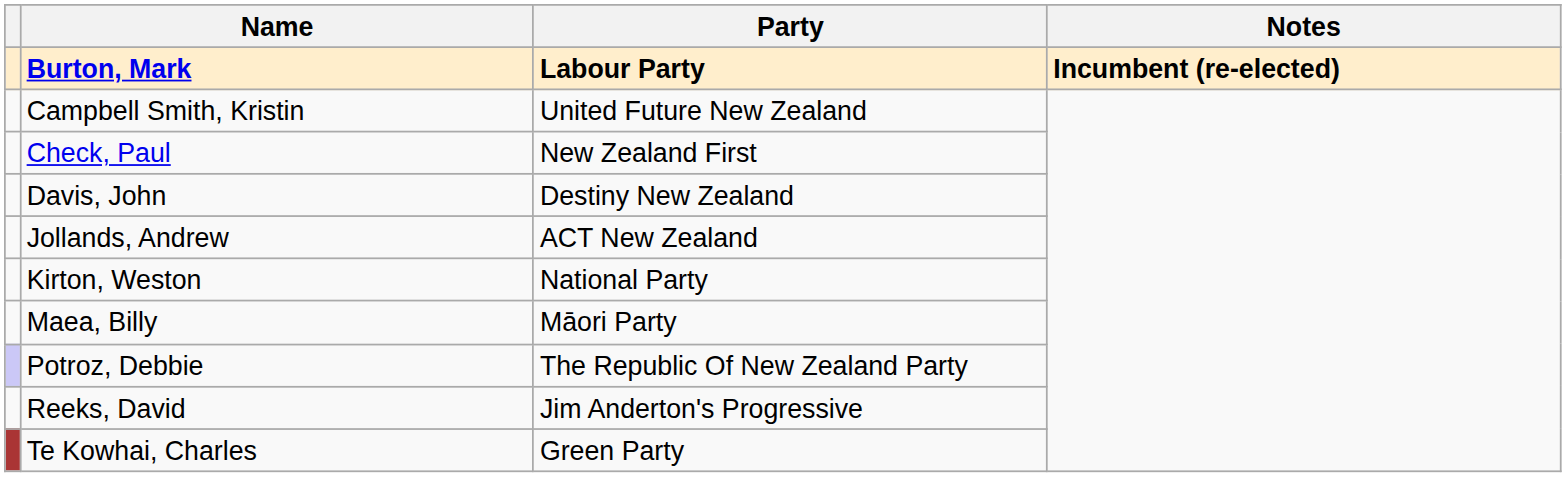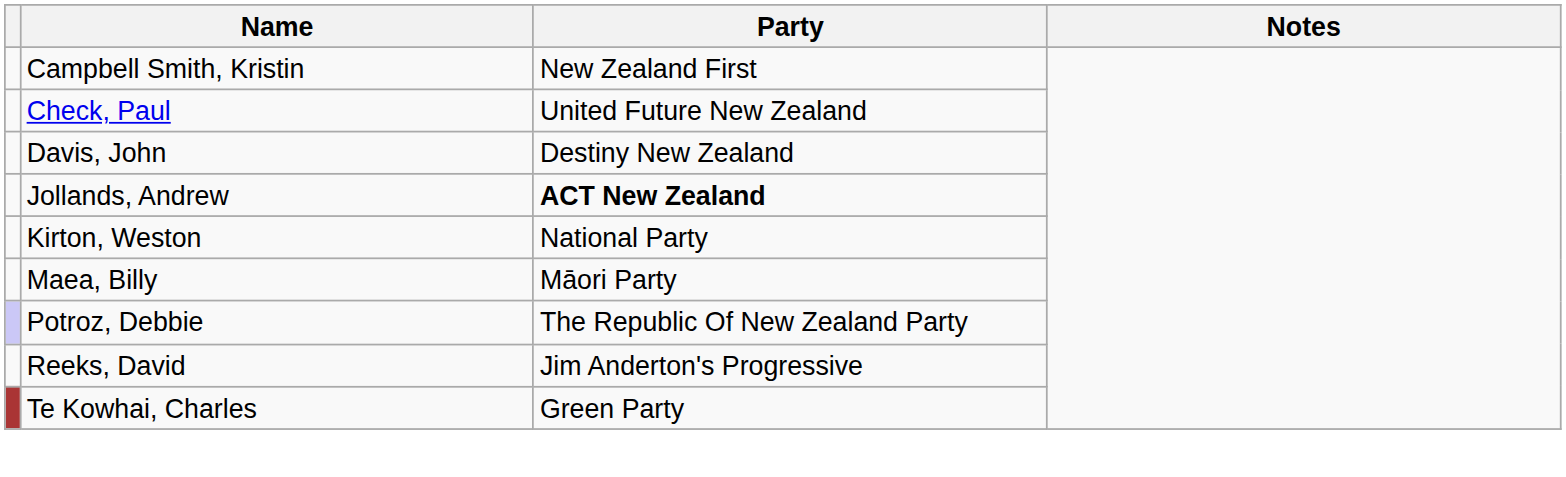- row: (109, 69)
(703, 111) United Future New Zealand -> (648, 69) New Zealand First
(648, 153) New Zealand First -> (703, 111) United Future New Zealand
(649, 238) normal -> (653, 196) bold
